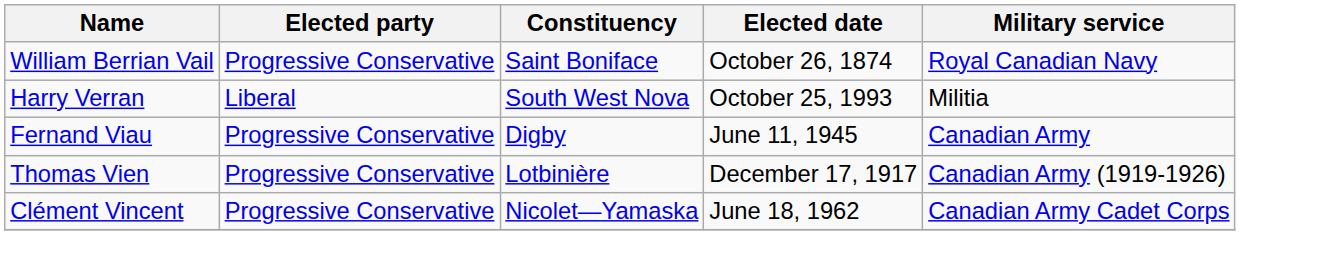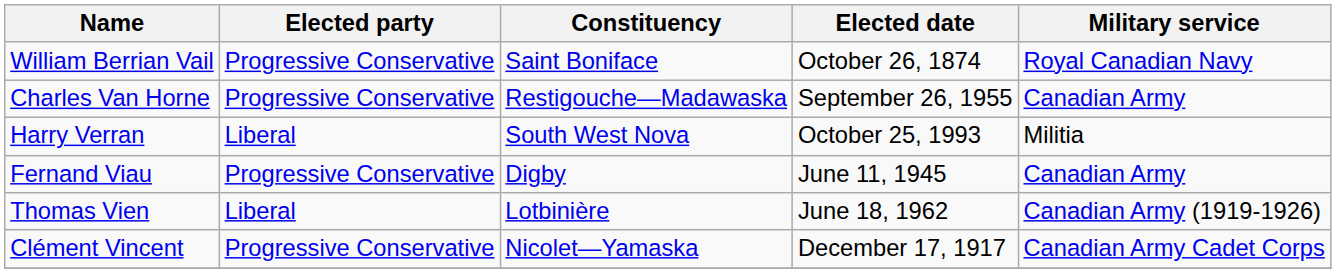+ row: (110, 98)
(360, 173) Progressive Conservative -> (260, 211) Liberal
(813, 173) December 17, 1917 -> (873, 211) June 18, 1962
(784, 211) June 18, 1962 -> (902, 248) December 17, 1917
